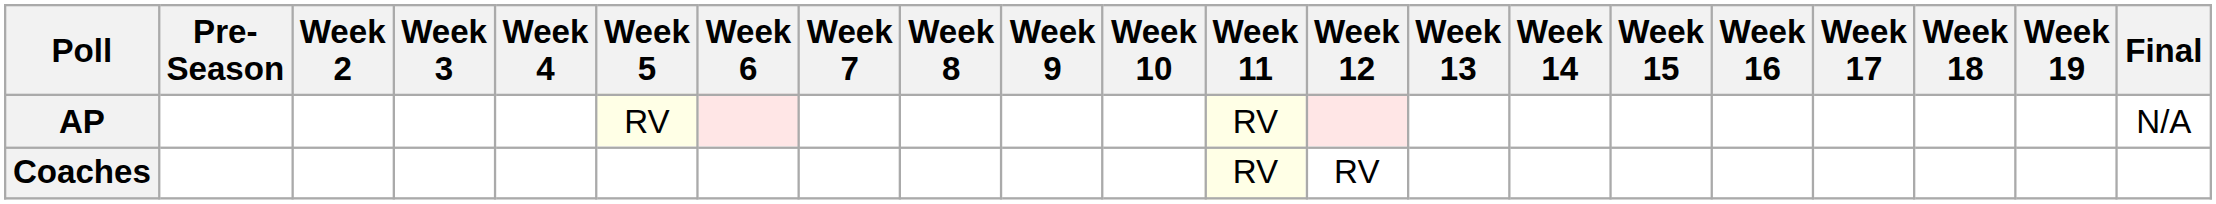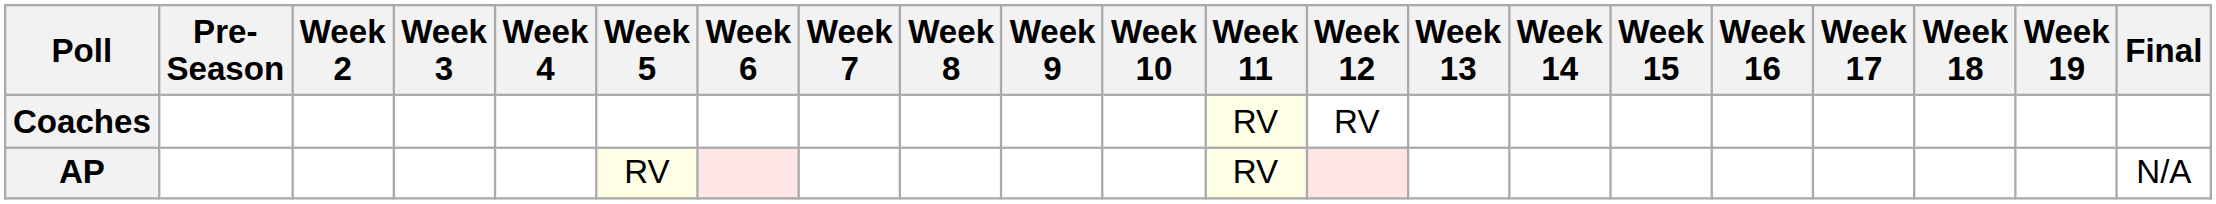rows swapped: (82, 121) <-> (82, 173)
